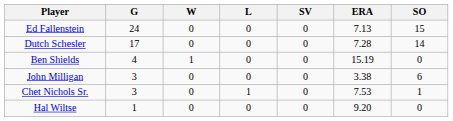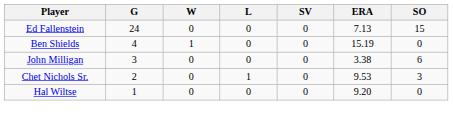- row: (55, 44)
(134, 92) 3 -> (134, 76) 2
(363, 92) 7.53 -> (363, 76) 9.53
(420, 92) 1 -> (420, 76) 3
